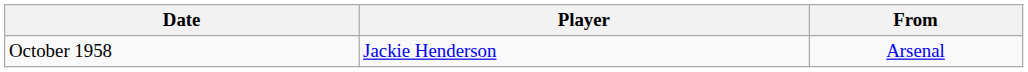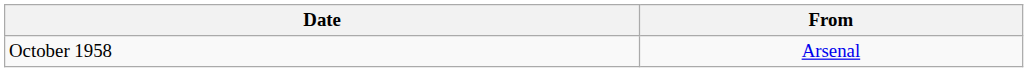- column: (584, 20)
